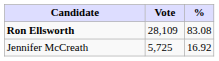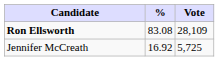columns swapped: (165, 13) <-> (199, 13)
